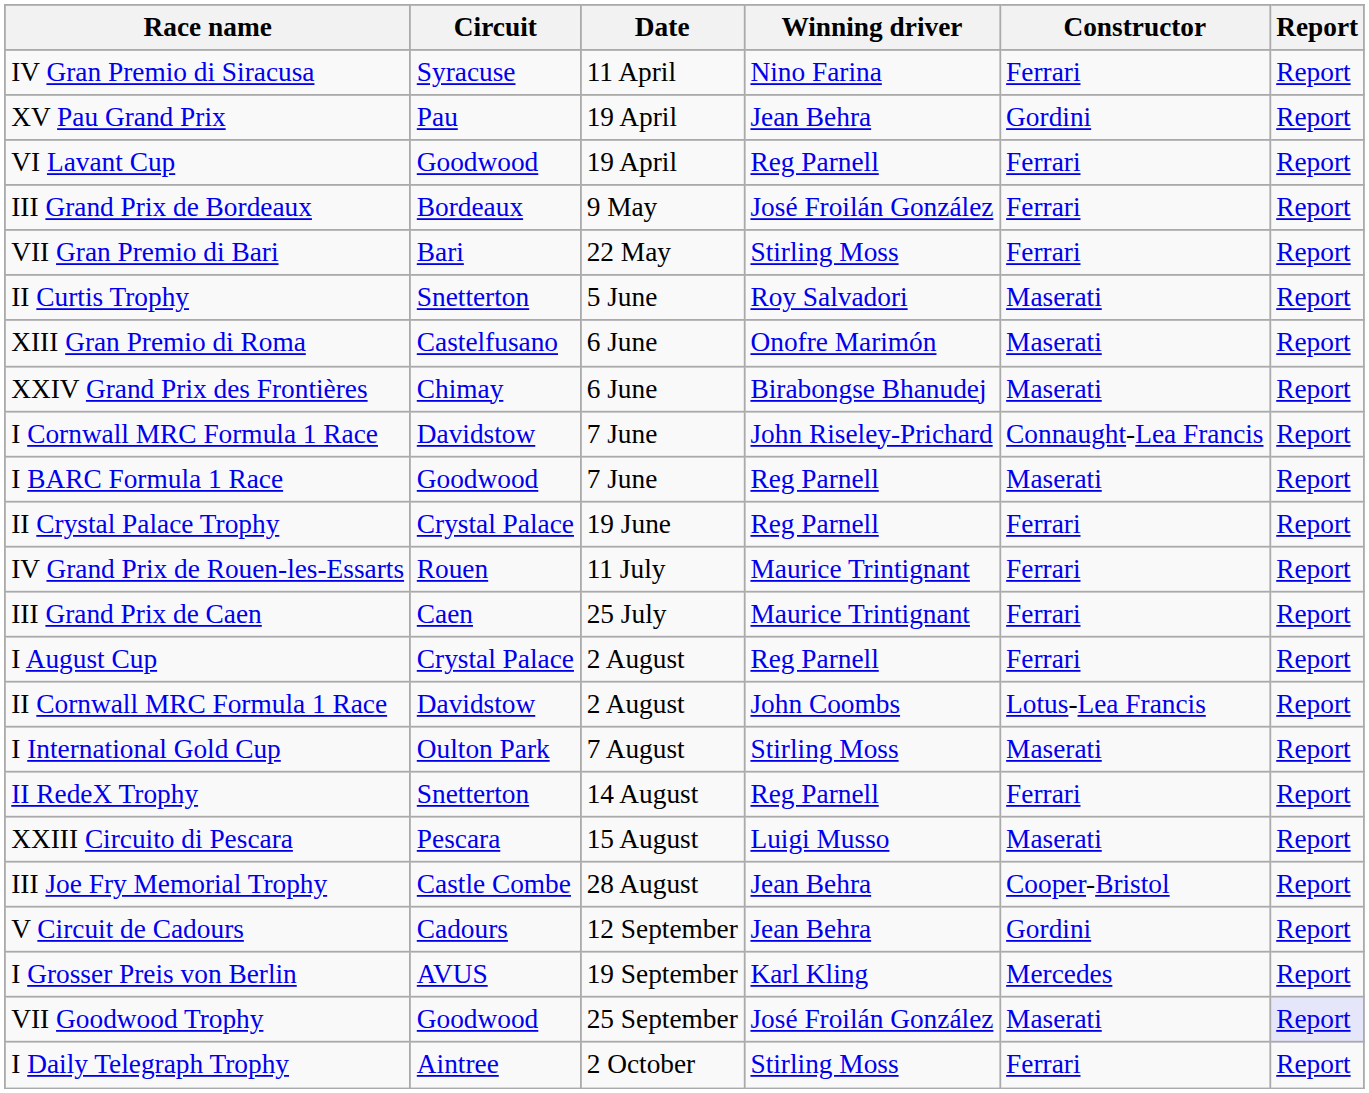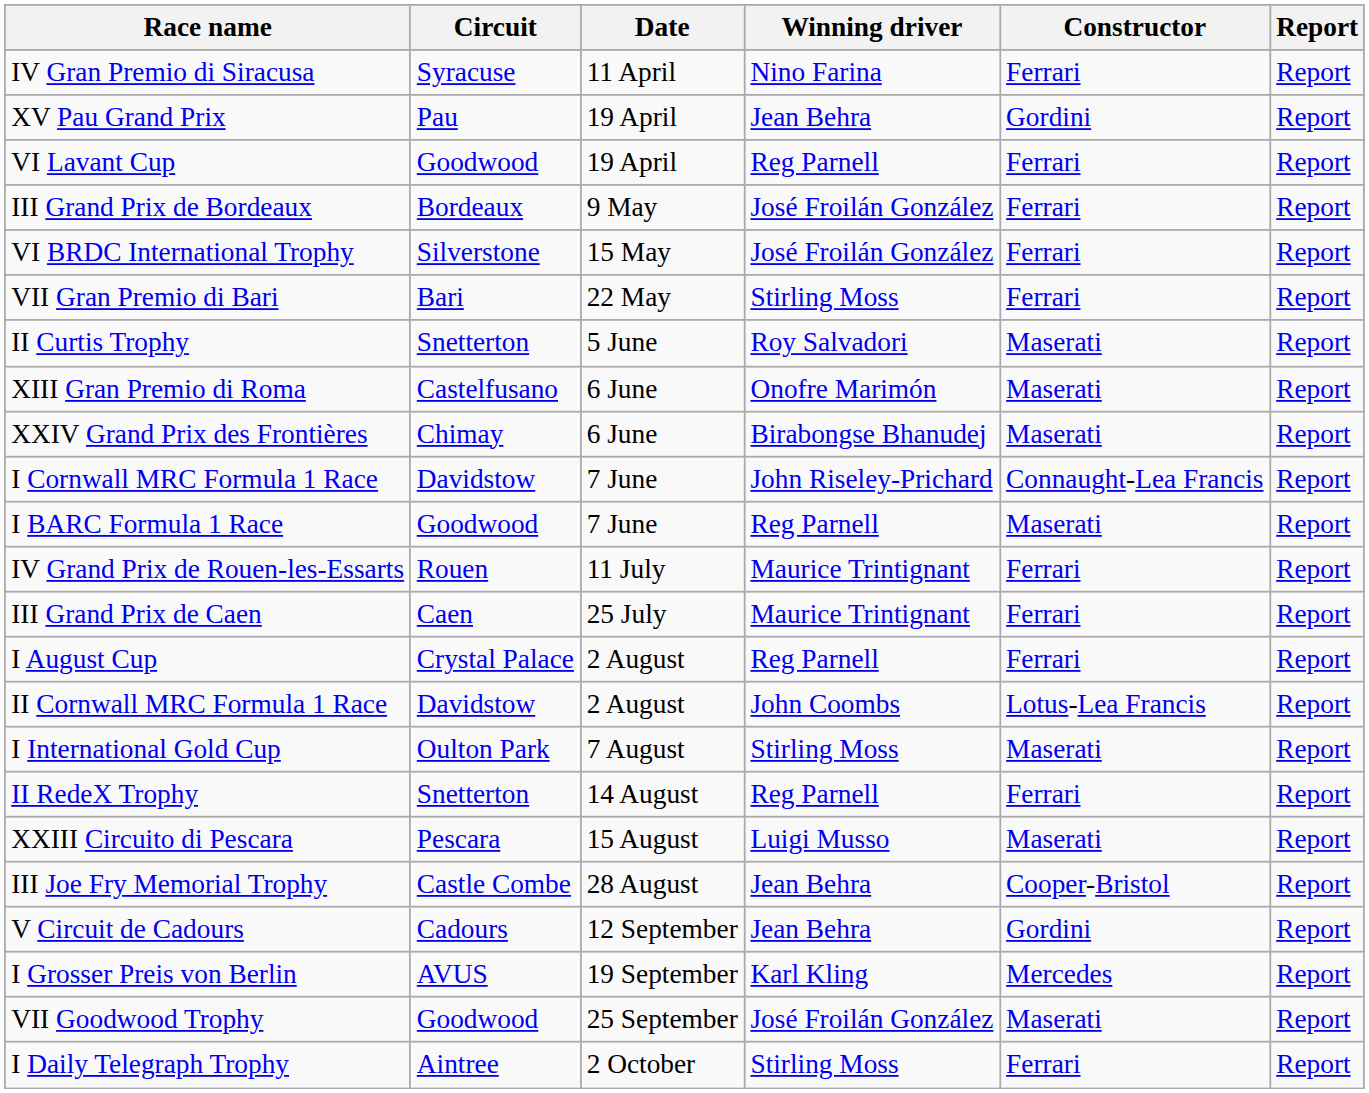+ row: (183, 252)
- row: (145, 523)
(1313, 1019) lavender background -> (1313, 1019) no background
